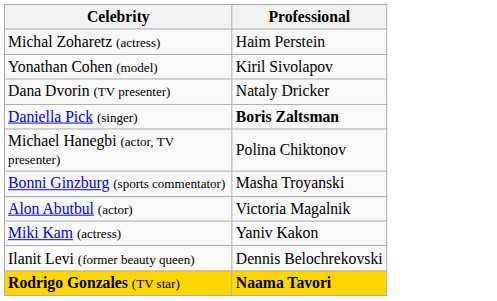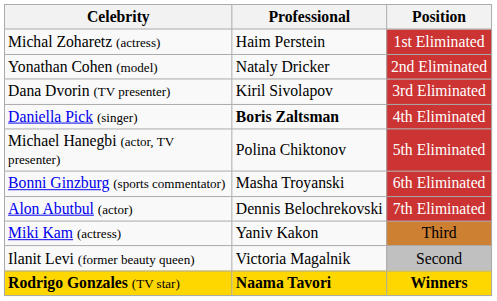+ column: (439, 16)
(284, 66) Kiril Sivolapov -> (283, 66) Nataly Dricker
(283, 91) Nataly Dricker -> (284, 91) Kiril Sivolapov
(293, 208) Victoria Magalnik -> (309, 208) Dennis Belochrekovski
(309, 258) Dennis Belochrekovski -> (293, 258) Victoria Magalnik
